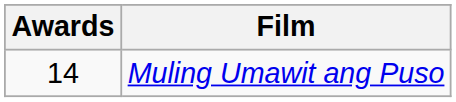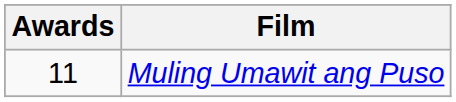(63, 72) 14 -> (63, 72) 11
